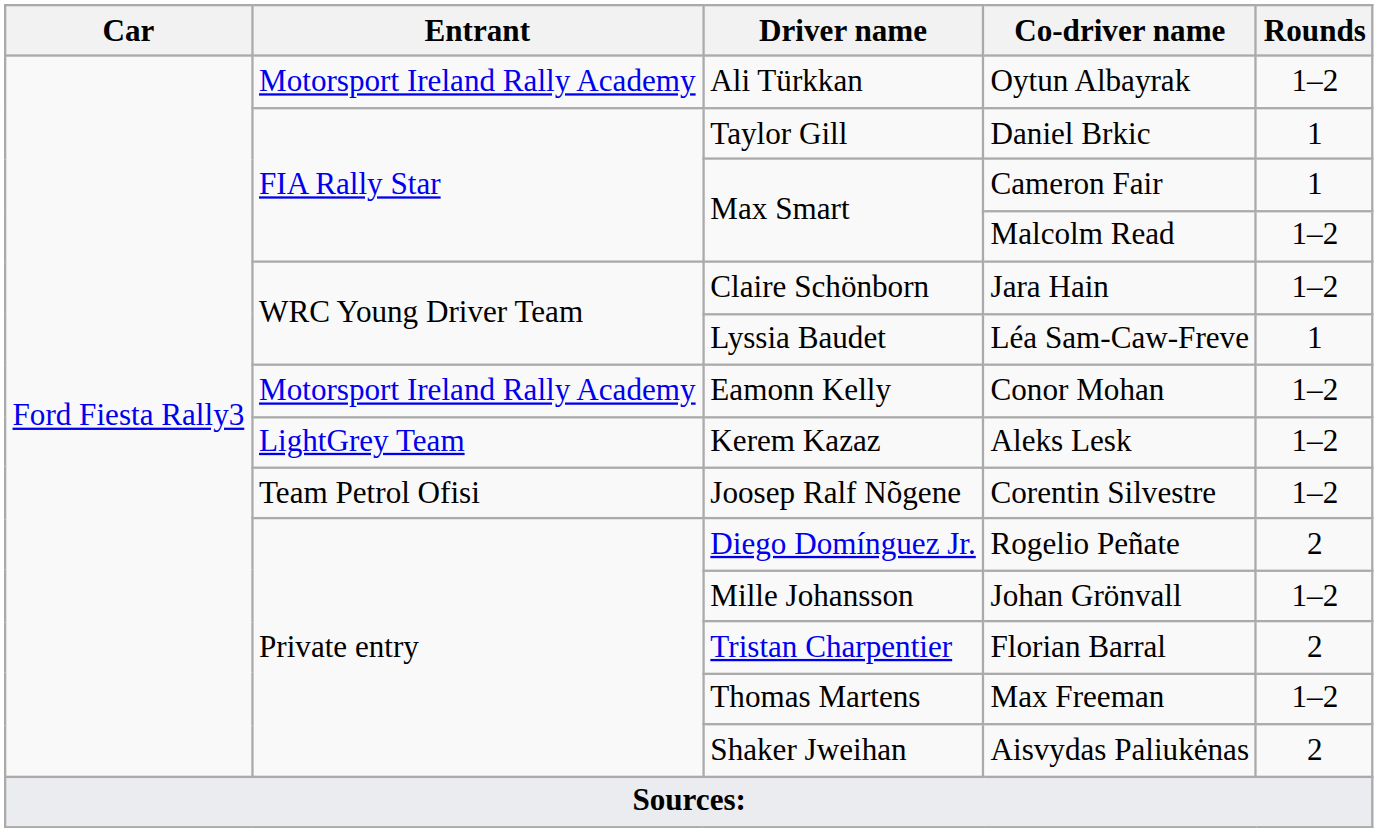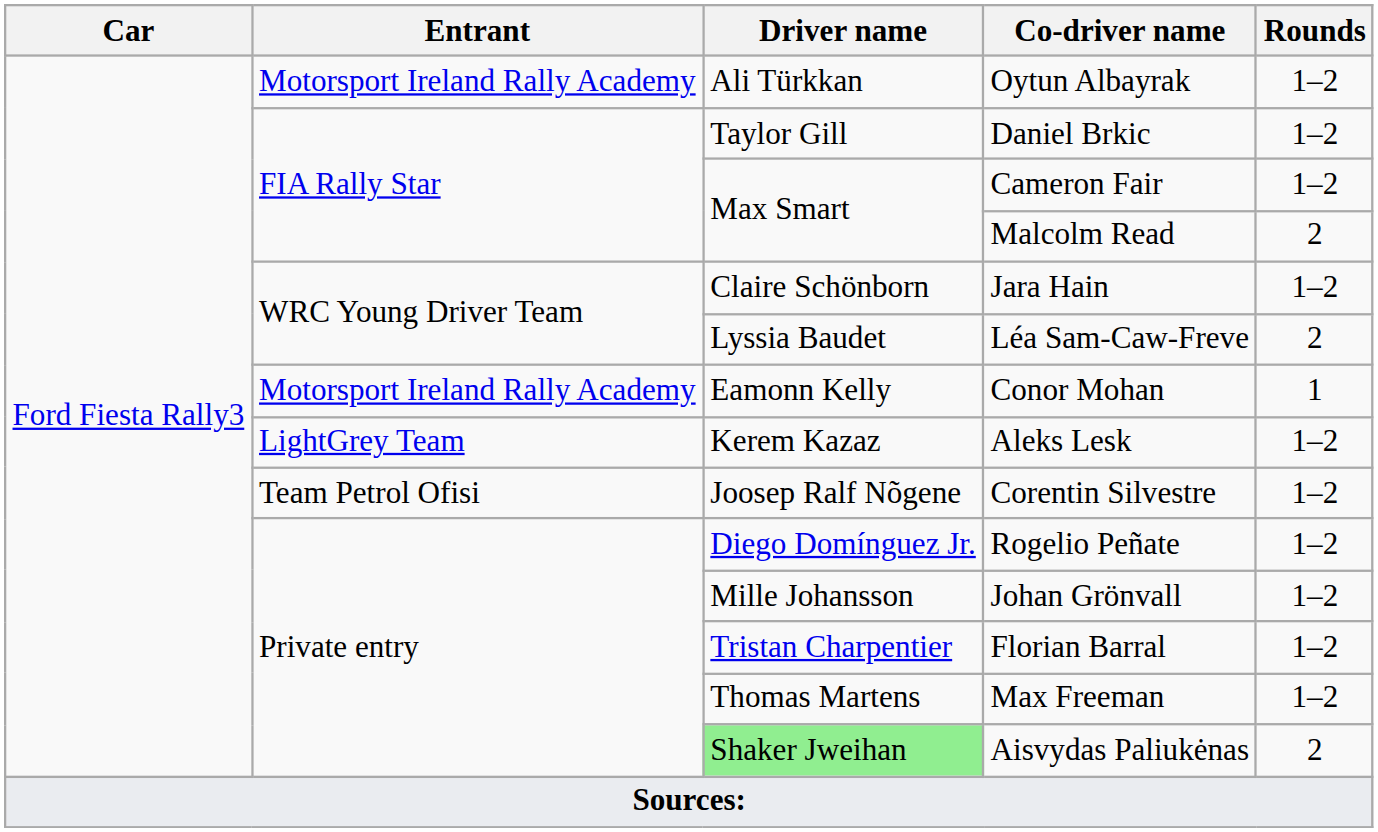(1315, 132) 1 -> (1315, 132) 1–2
(1315, 183) 1 -> (1315, 183) 1–2
(1315, 235) 1–2 -> (1315, 235) 2
(1315, 338) 1 -> (1315, 338) 2
(1315, 389) 1–2 -> (1315, 389) 1
(1315, 543) 2 -> (1315, 543) 1–2
(1315, 646) 2 -> (1315, 646) 1–2
(808, 749) no background -> (808, 749) lightgreen background
